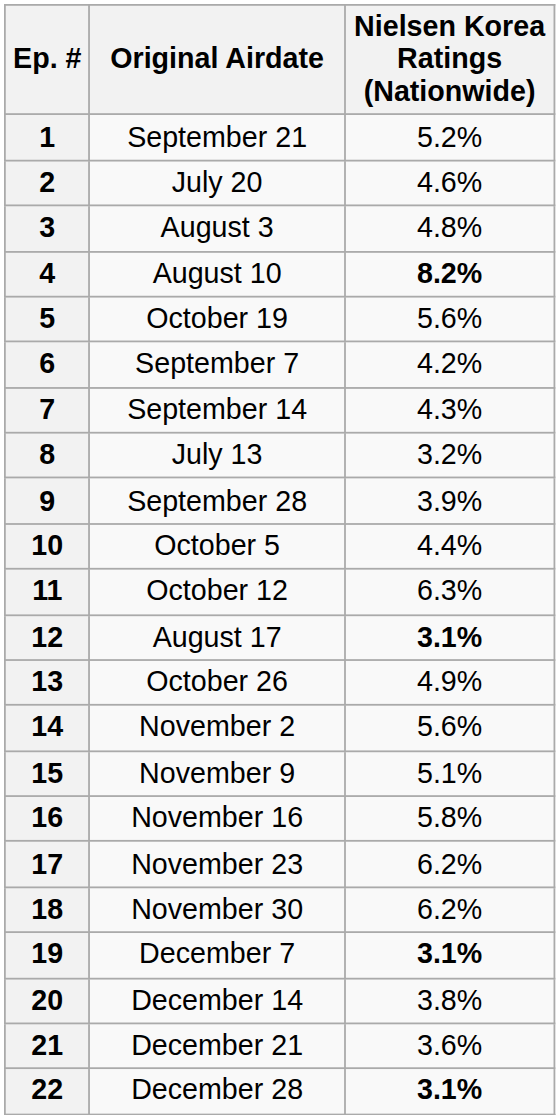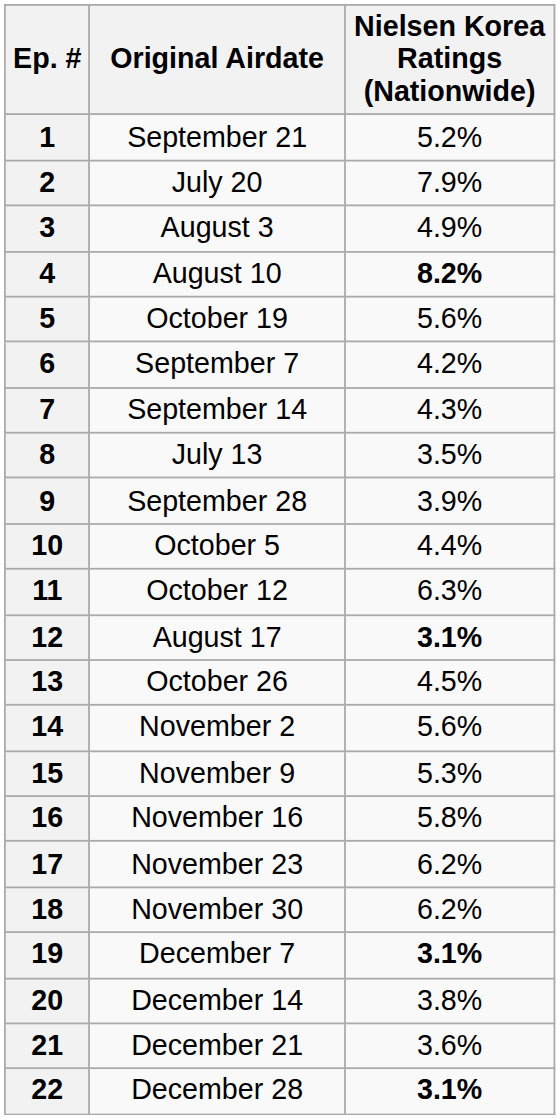(450, 182) 4.6% -> (450, 182) 7.9%
(450, 227) 4.8% -> (450, 227) 4.9%
(450, 455) 3.2% -> (450, 455) 3.5%
(450, 682) 4.9% -> (450, 682) 4.5%
(450, 772) 5.1% -> (450, 772) 5.3%
